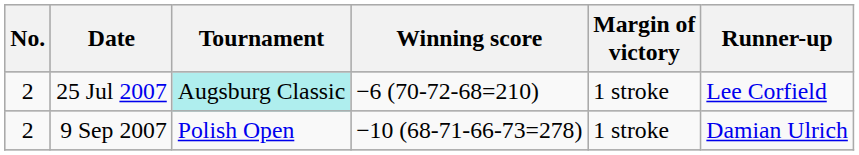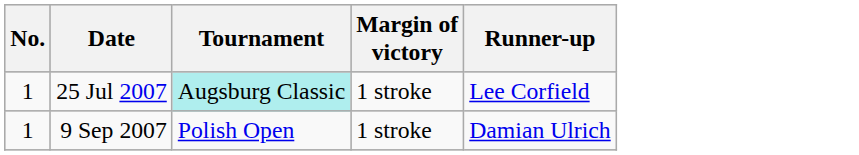- column: (469, 38)
(28, 91) 2 -> (28, 91) 1
(28, 130) 2 -> (28, 130) 1
